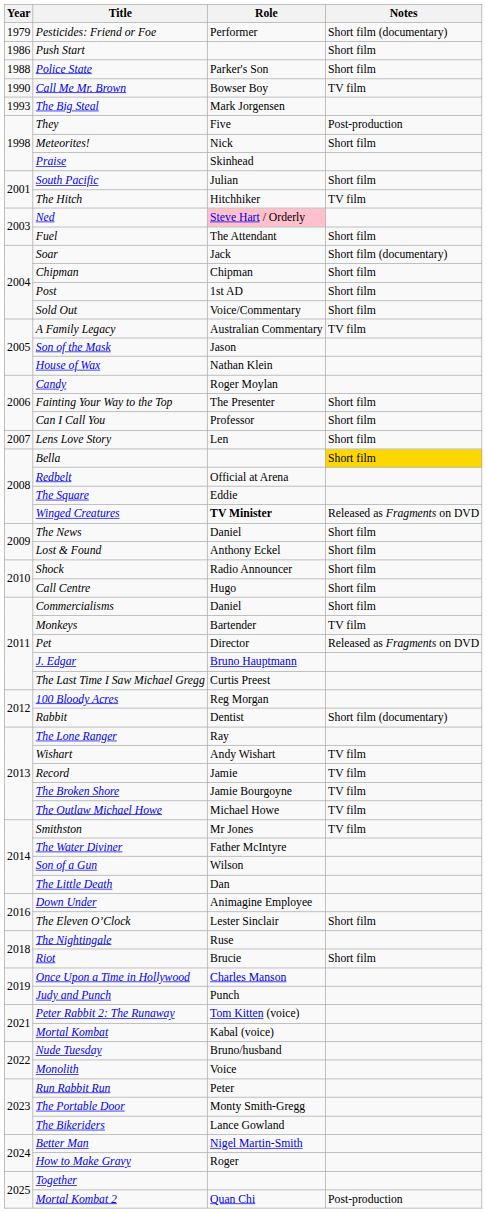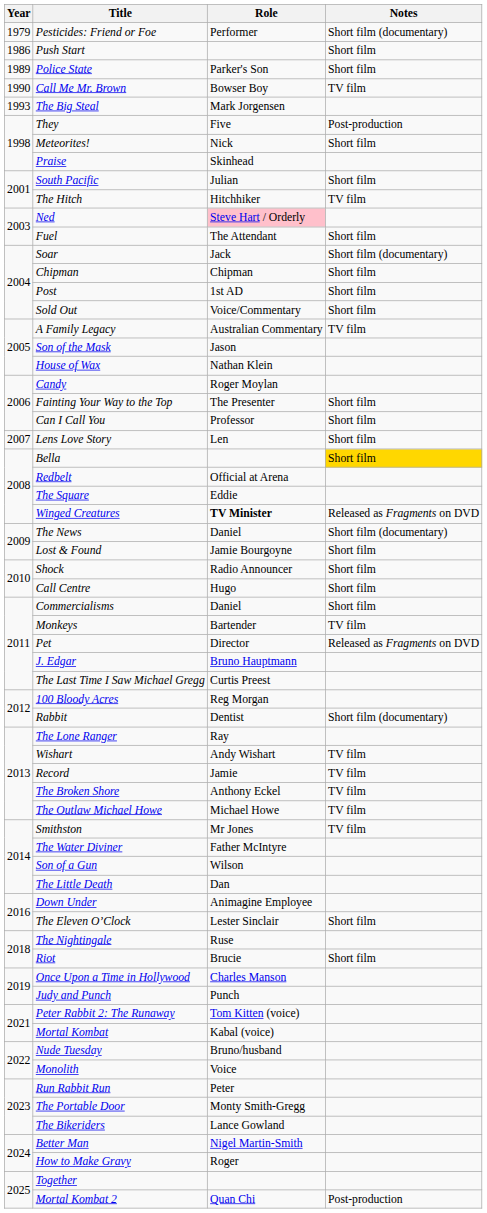(19, 69) 1988 -> (19, 69) 1989
(352, 532) Short film -> (388, 532) Short film (documentary)
(245, 550) Anthony Eckel -> (251, 550) Jamie Bourgoyne
(251, 791) Jamie Bourgoyne -> (245, 791) Anthony Eckel
